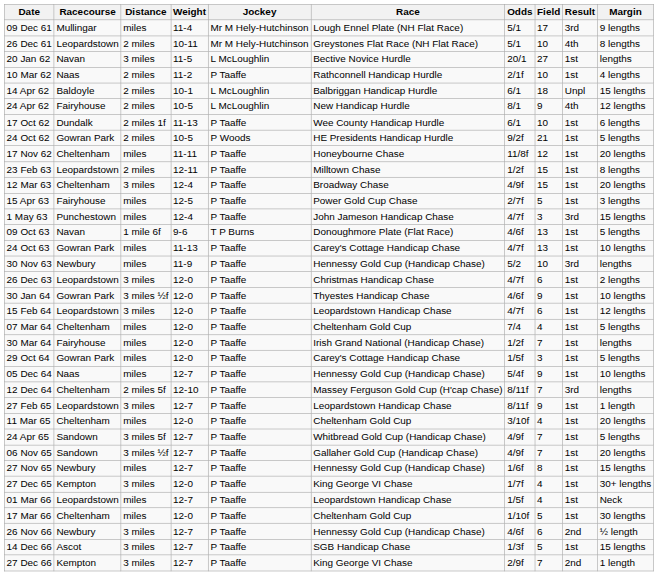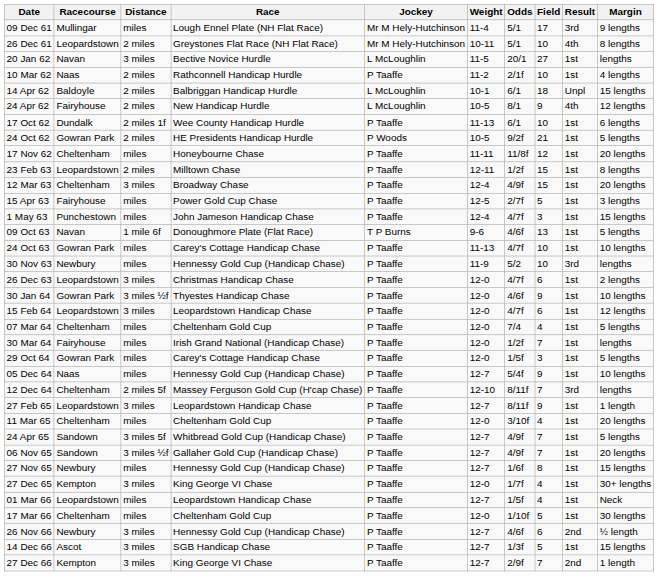columns swapped: (408, 12) <-> (190, 12)
(572, 216) 3rd -> (571, 216) 1st
(543, 248) 13 -> (543, 248) 10
